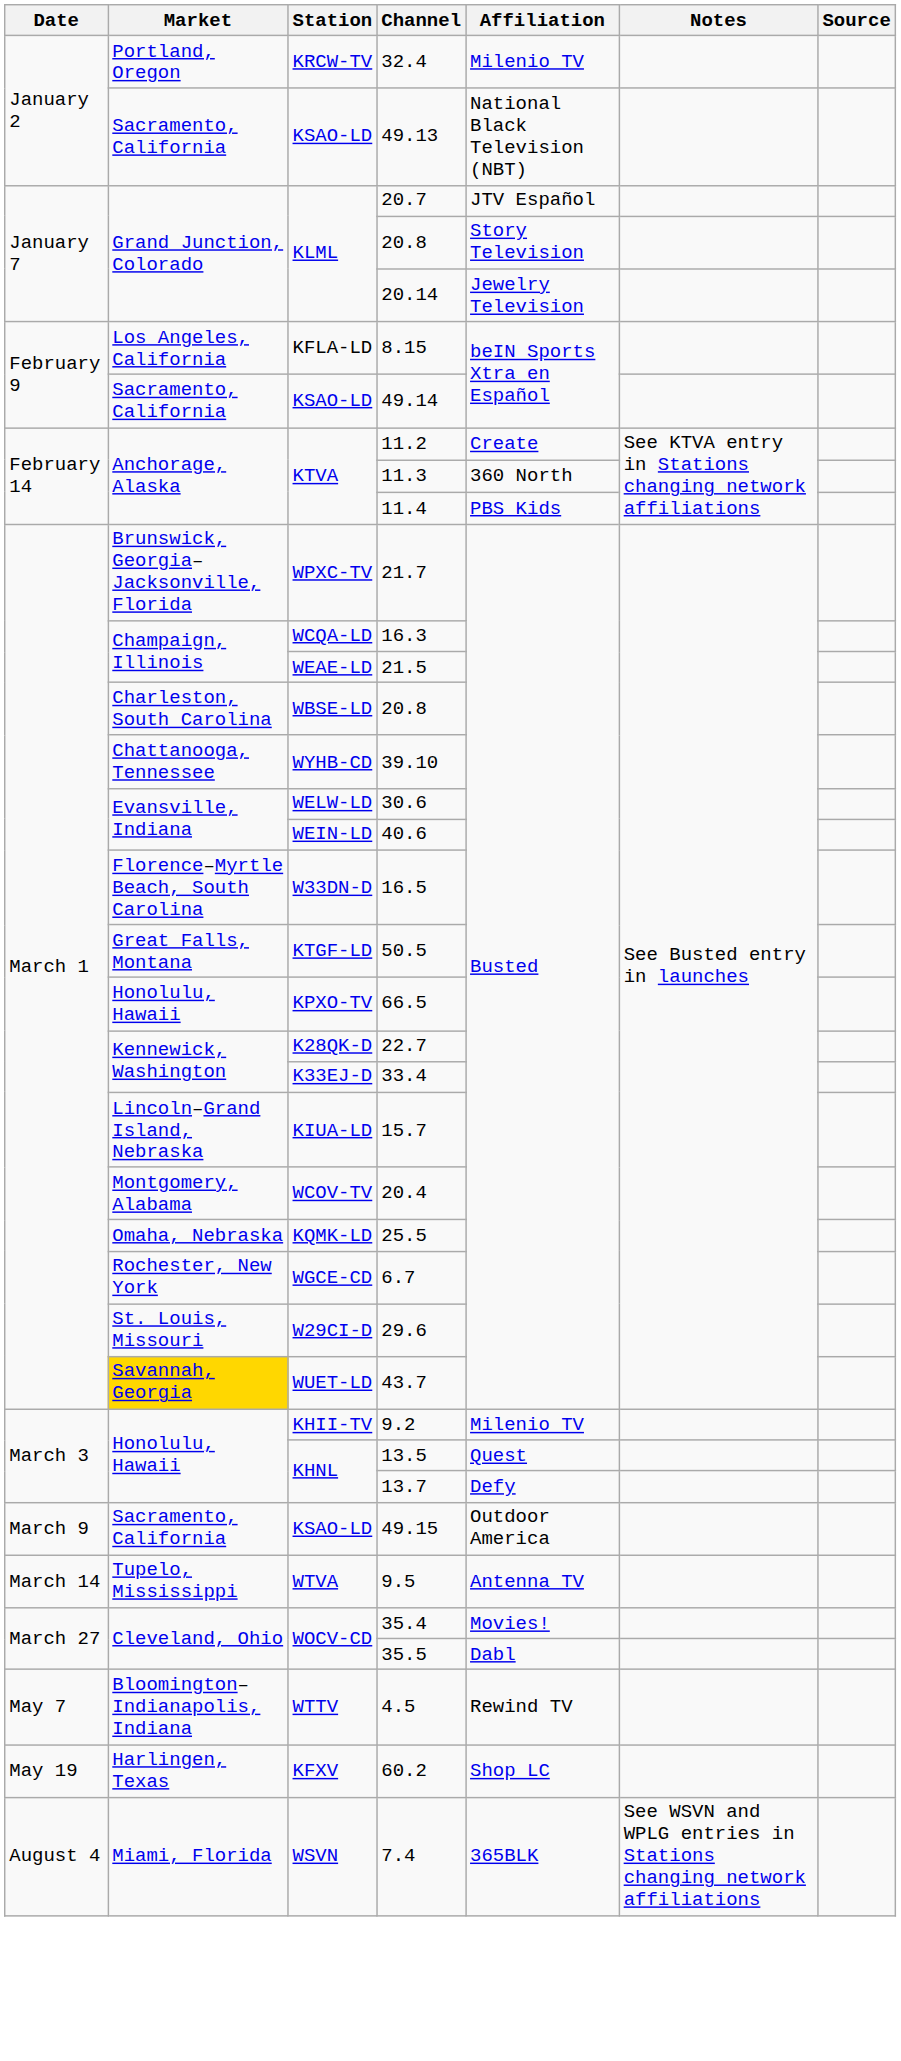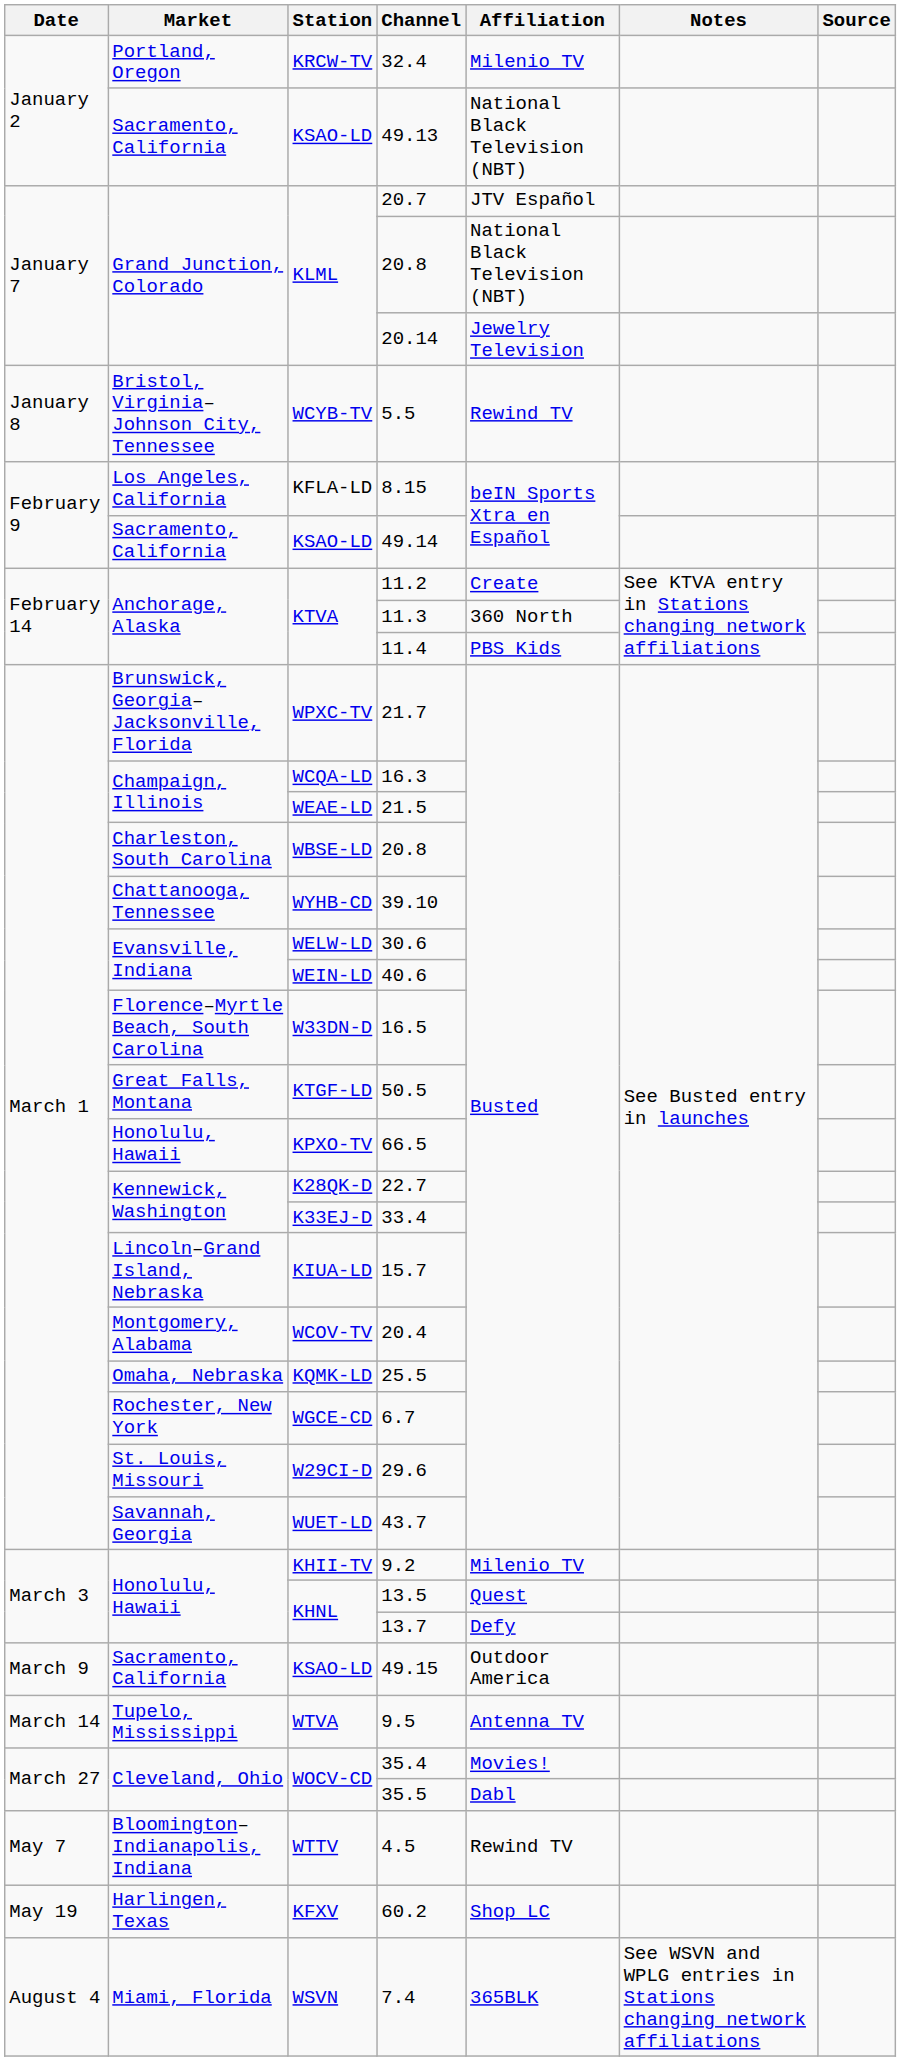(527, 242) Story Television -> (527, 264) National Black Television (NBT)
+ row: (332, 414)
(164, 1383) gold background -> (164, 1523) no background
